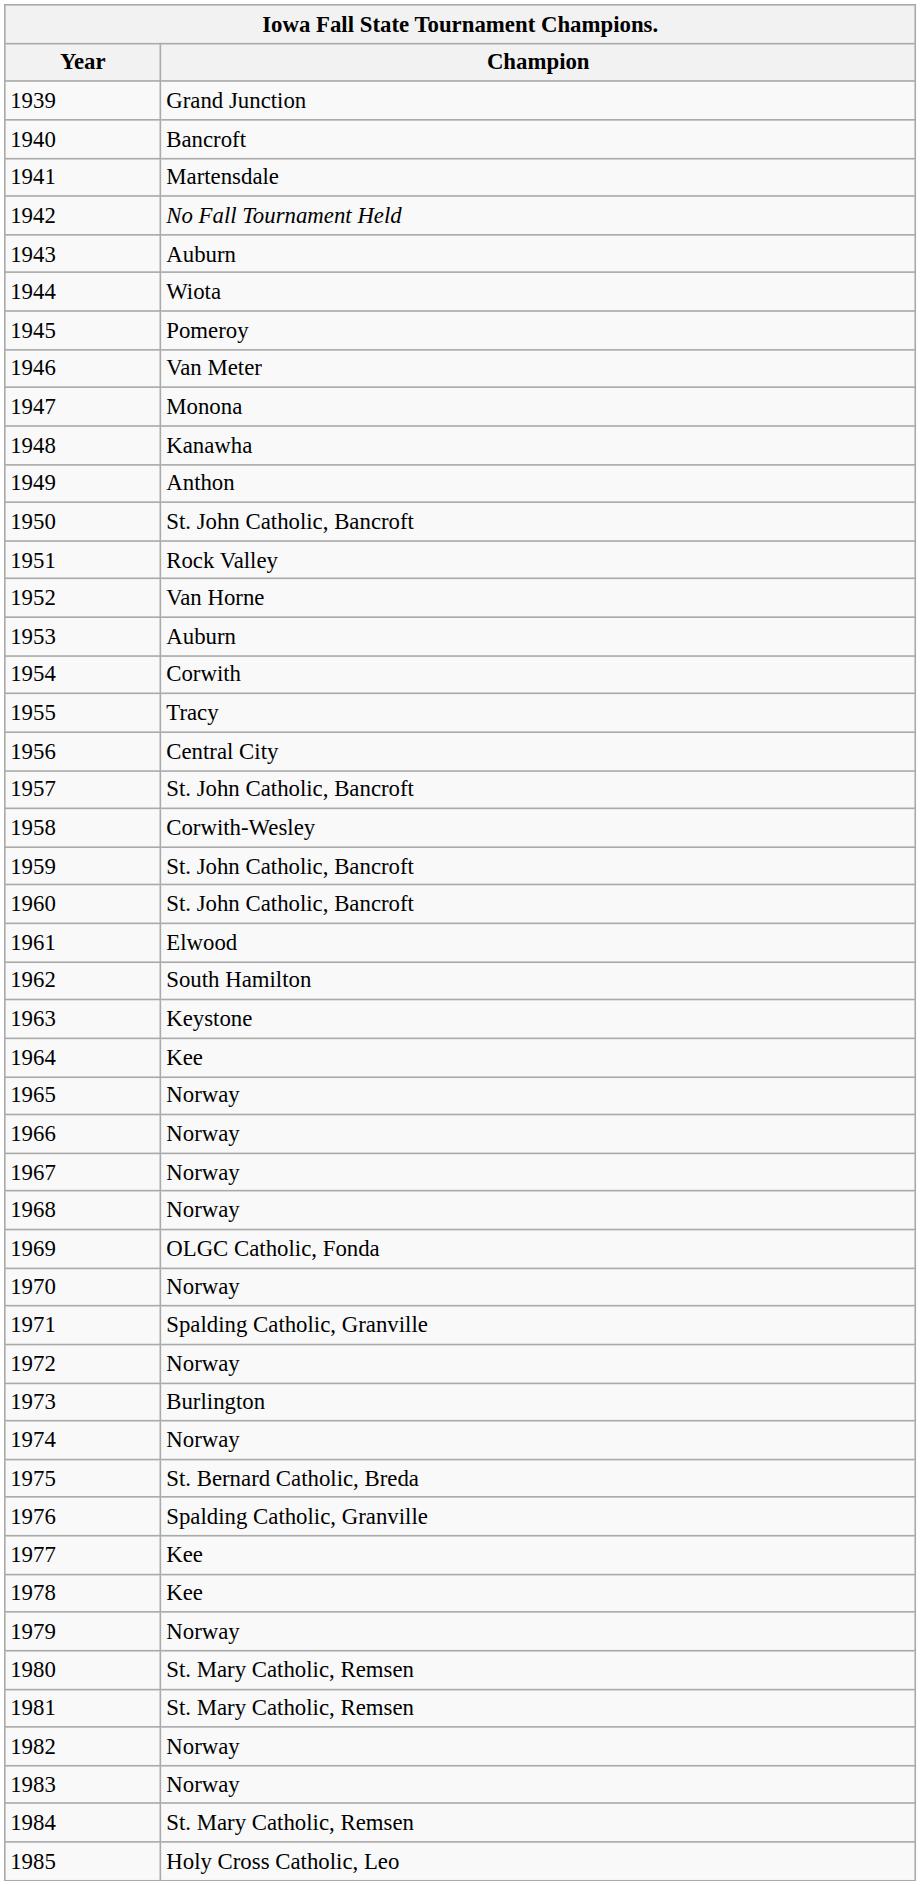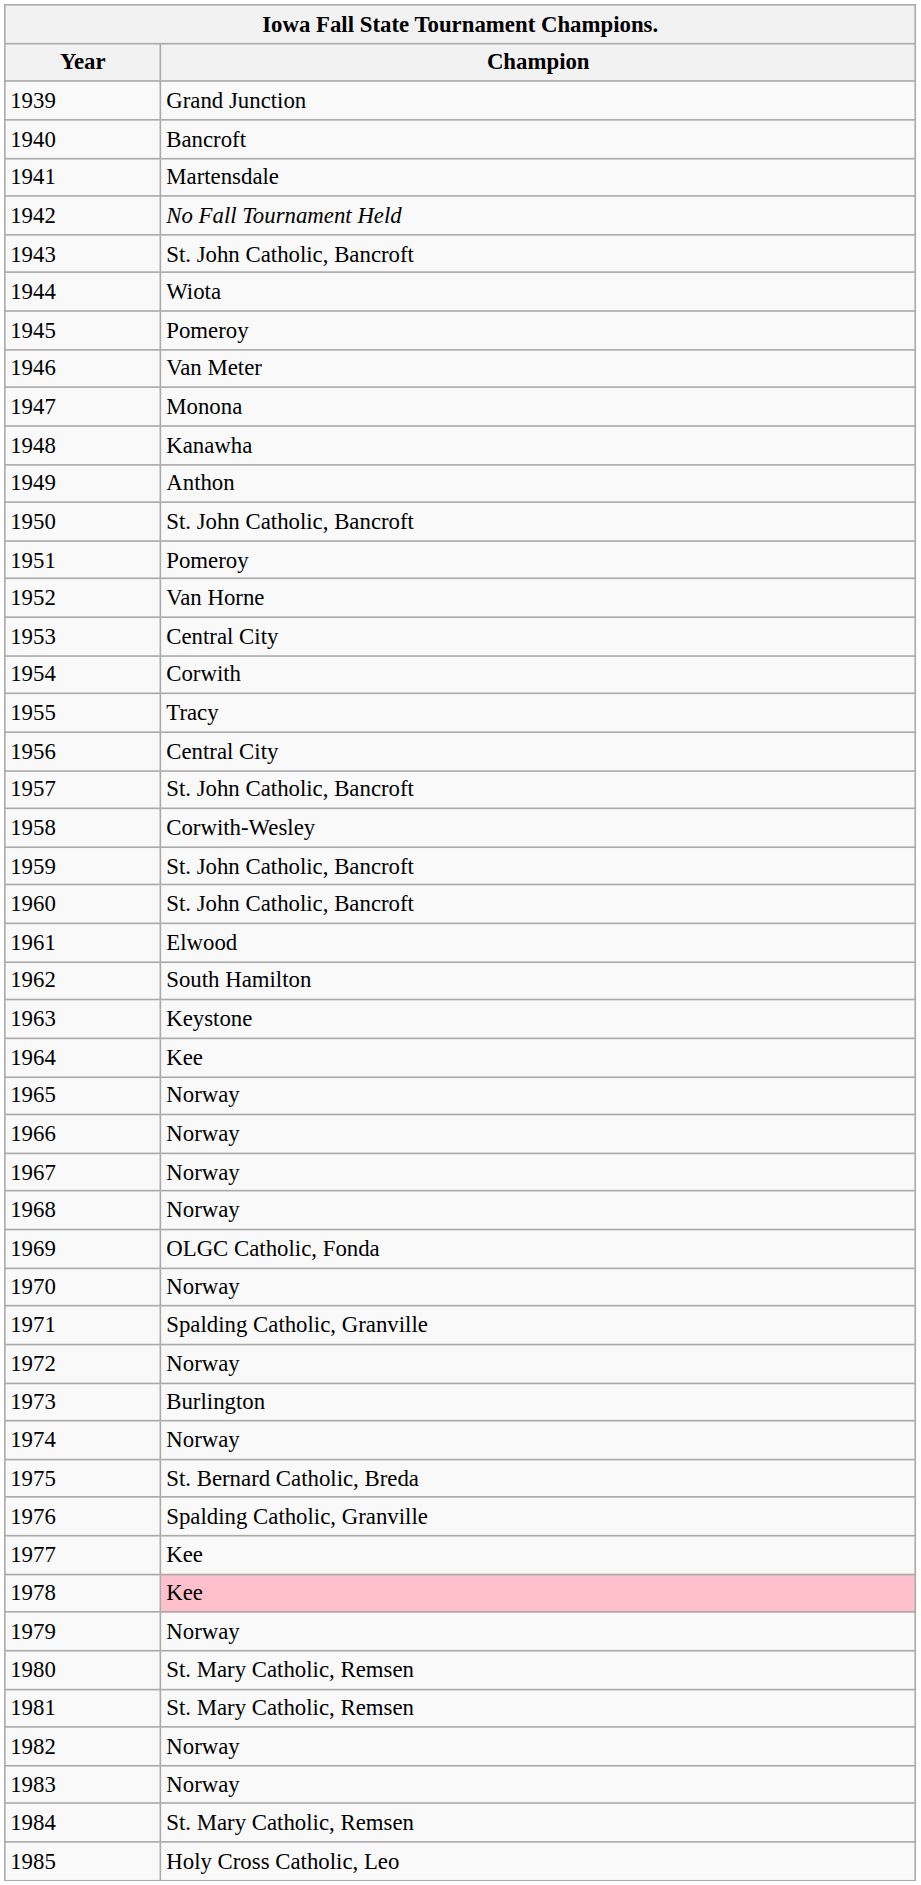(201, 253) Auburn -> (290, 253) St. John Catholic, Bancroft
(222, 559) Rock Valley -> (207, 559) Pomeroy
(201, 636) Auburn -> (222, 636) Central City
(185, 1592) no background -> (185, 1592) pink background
